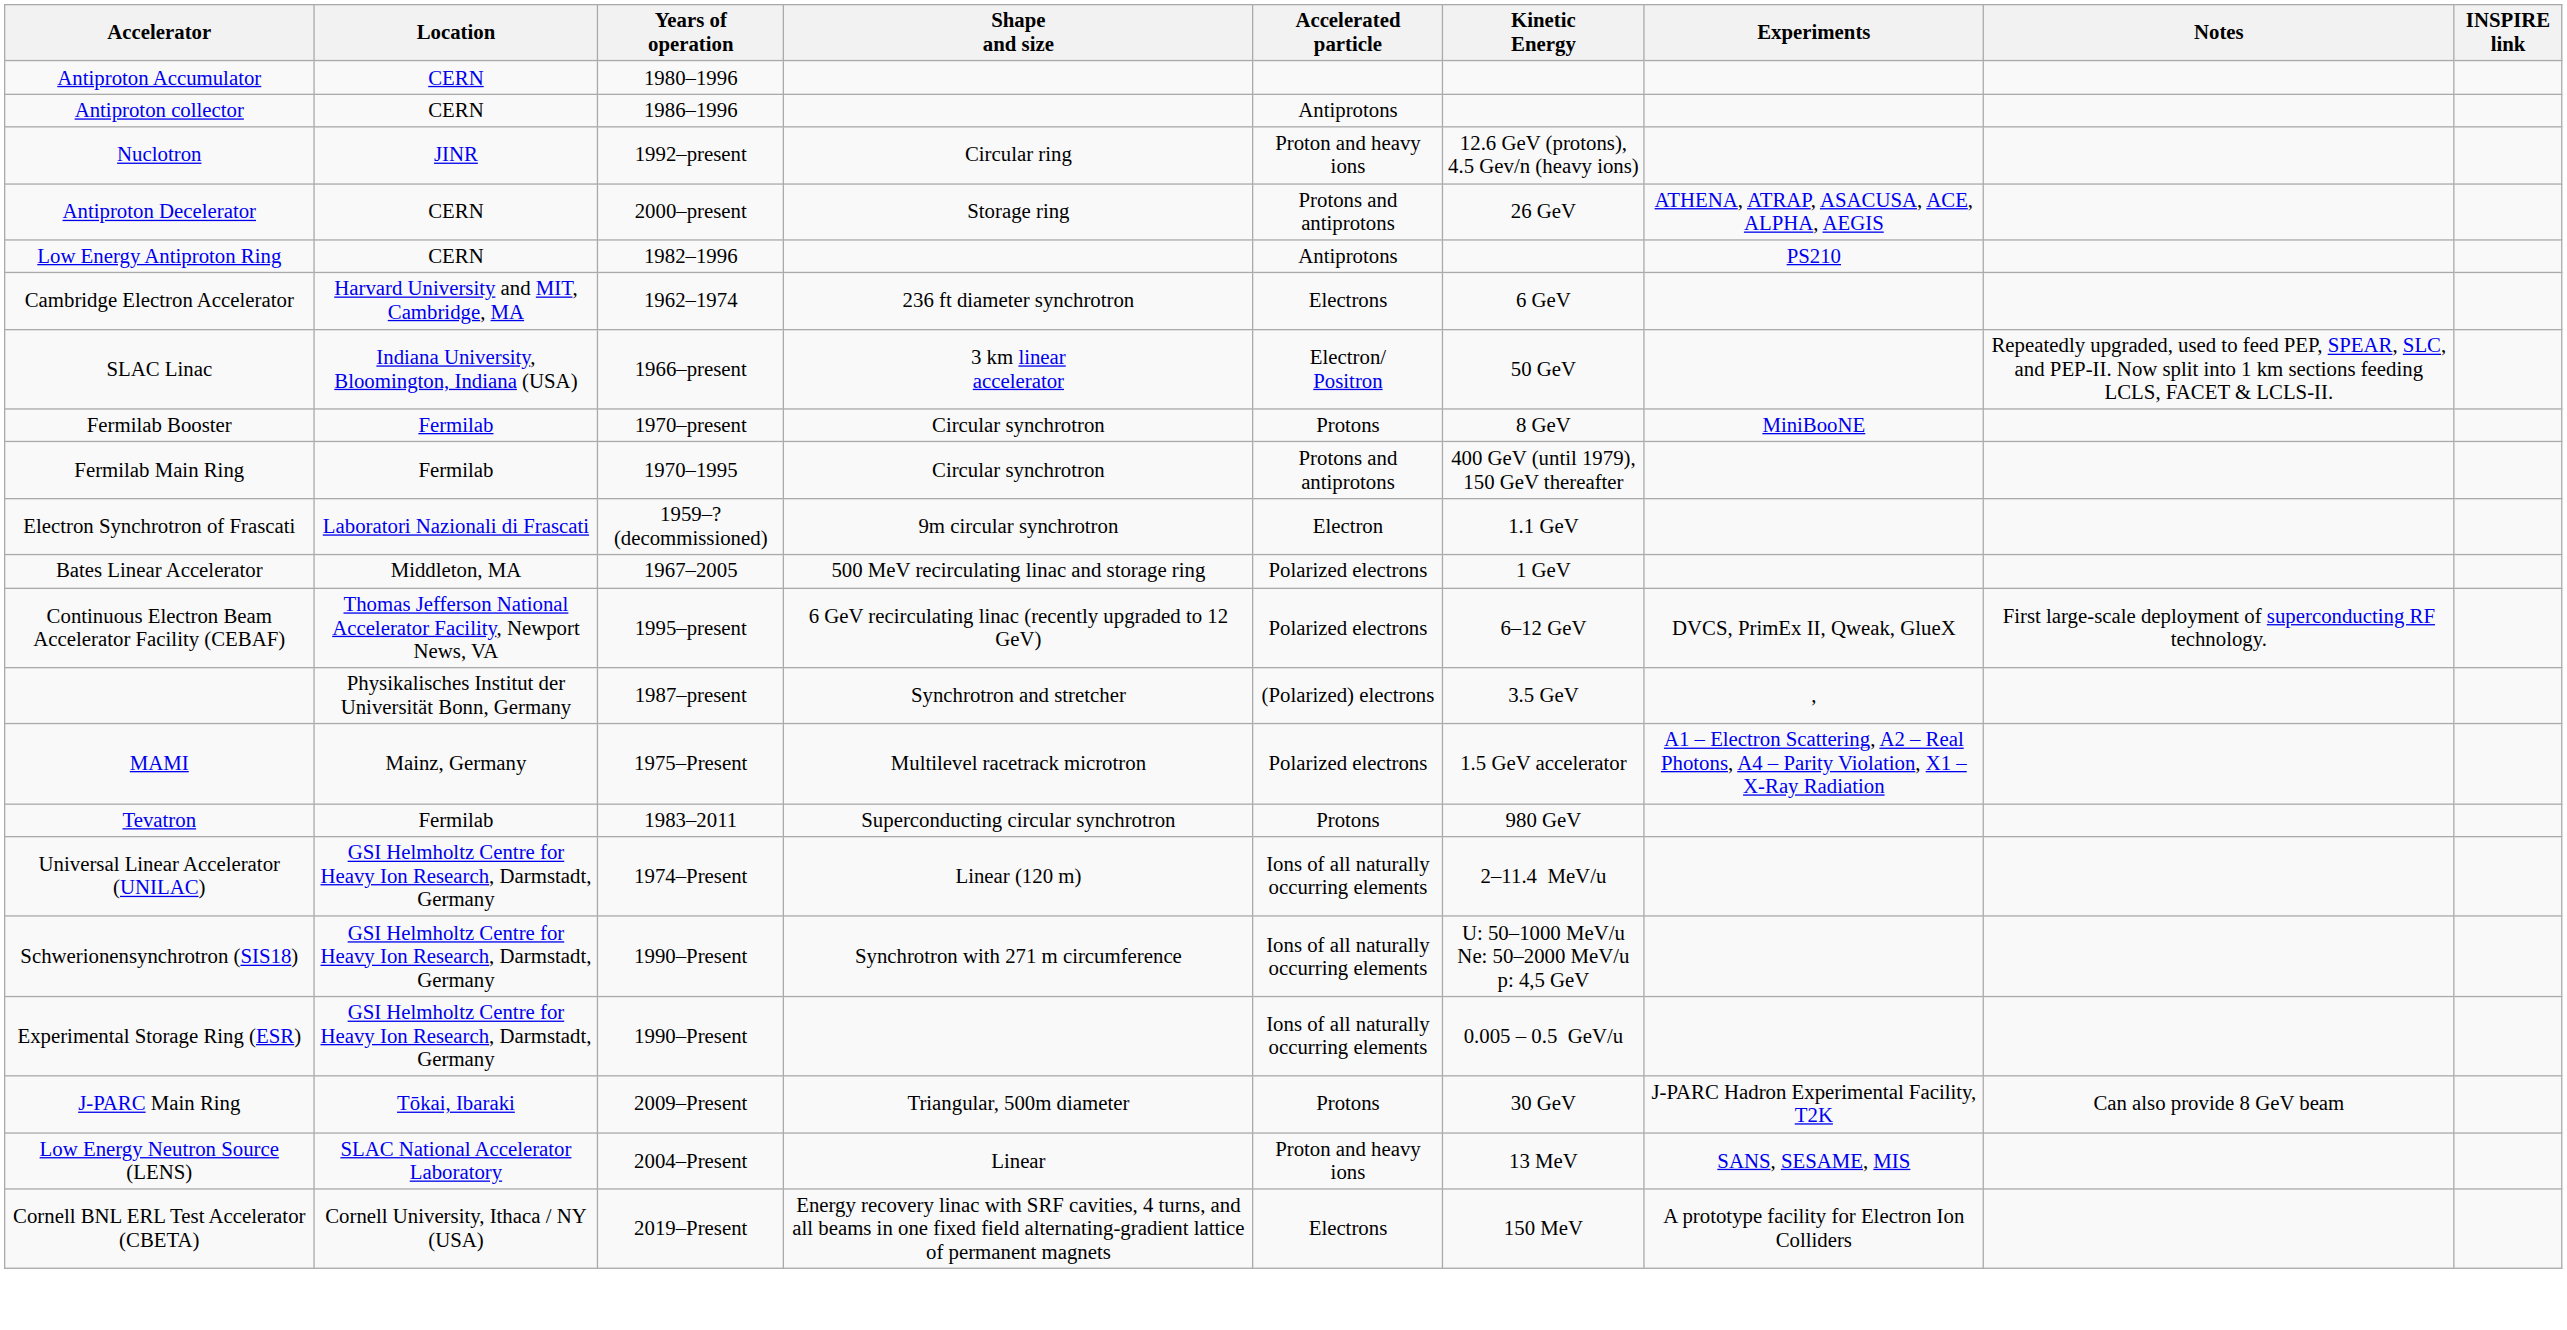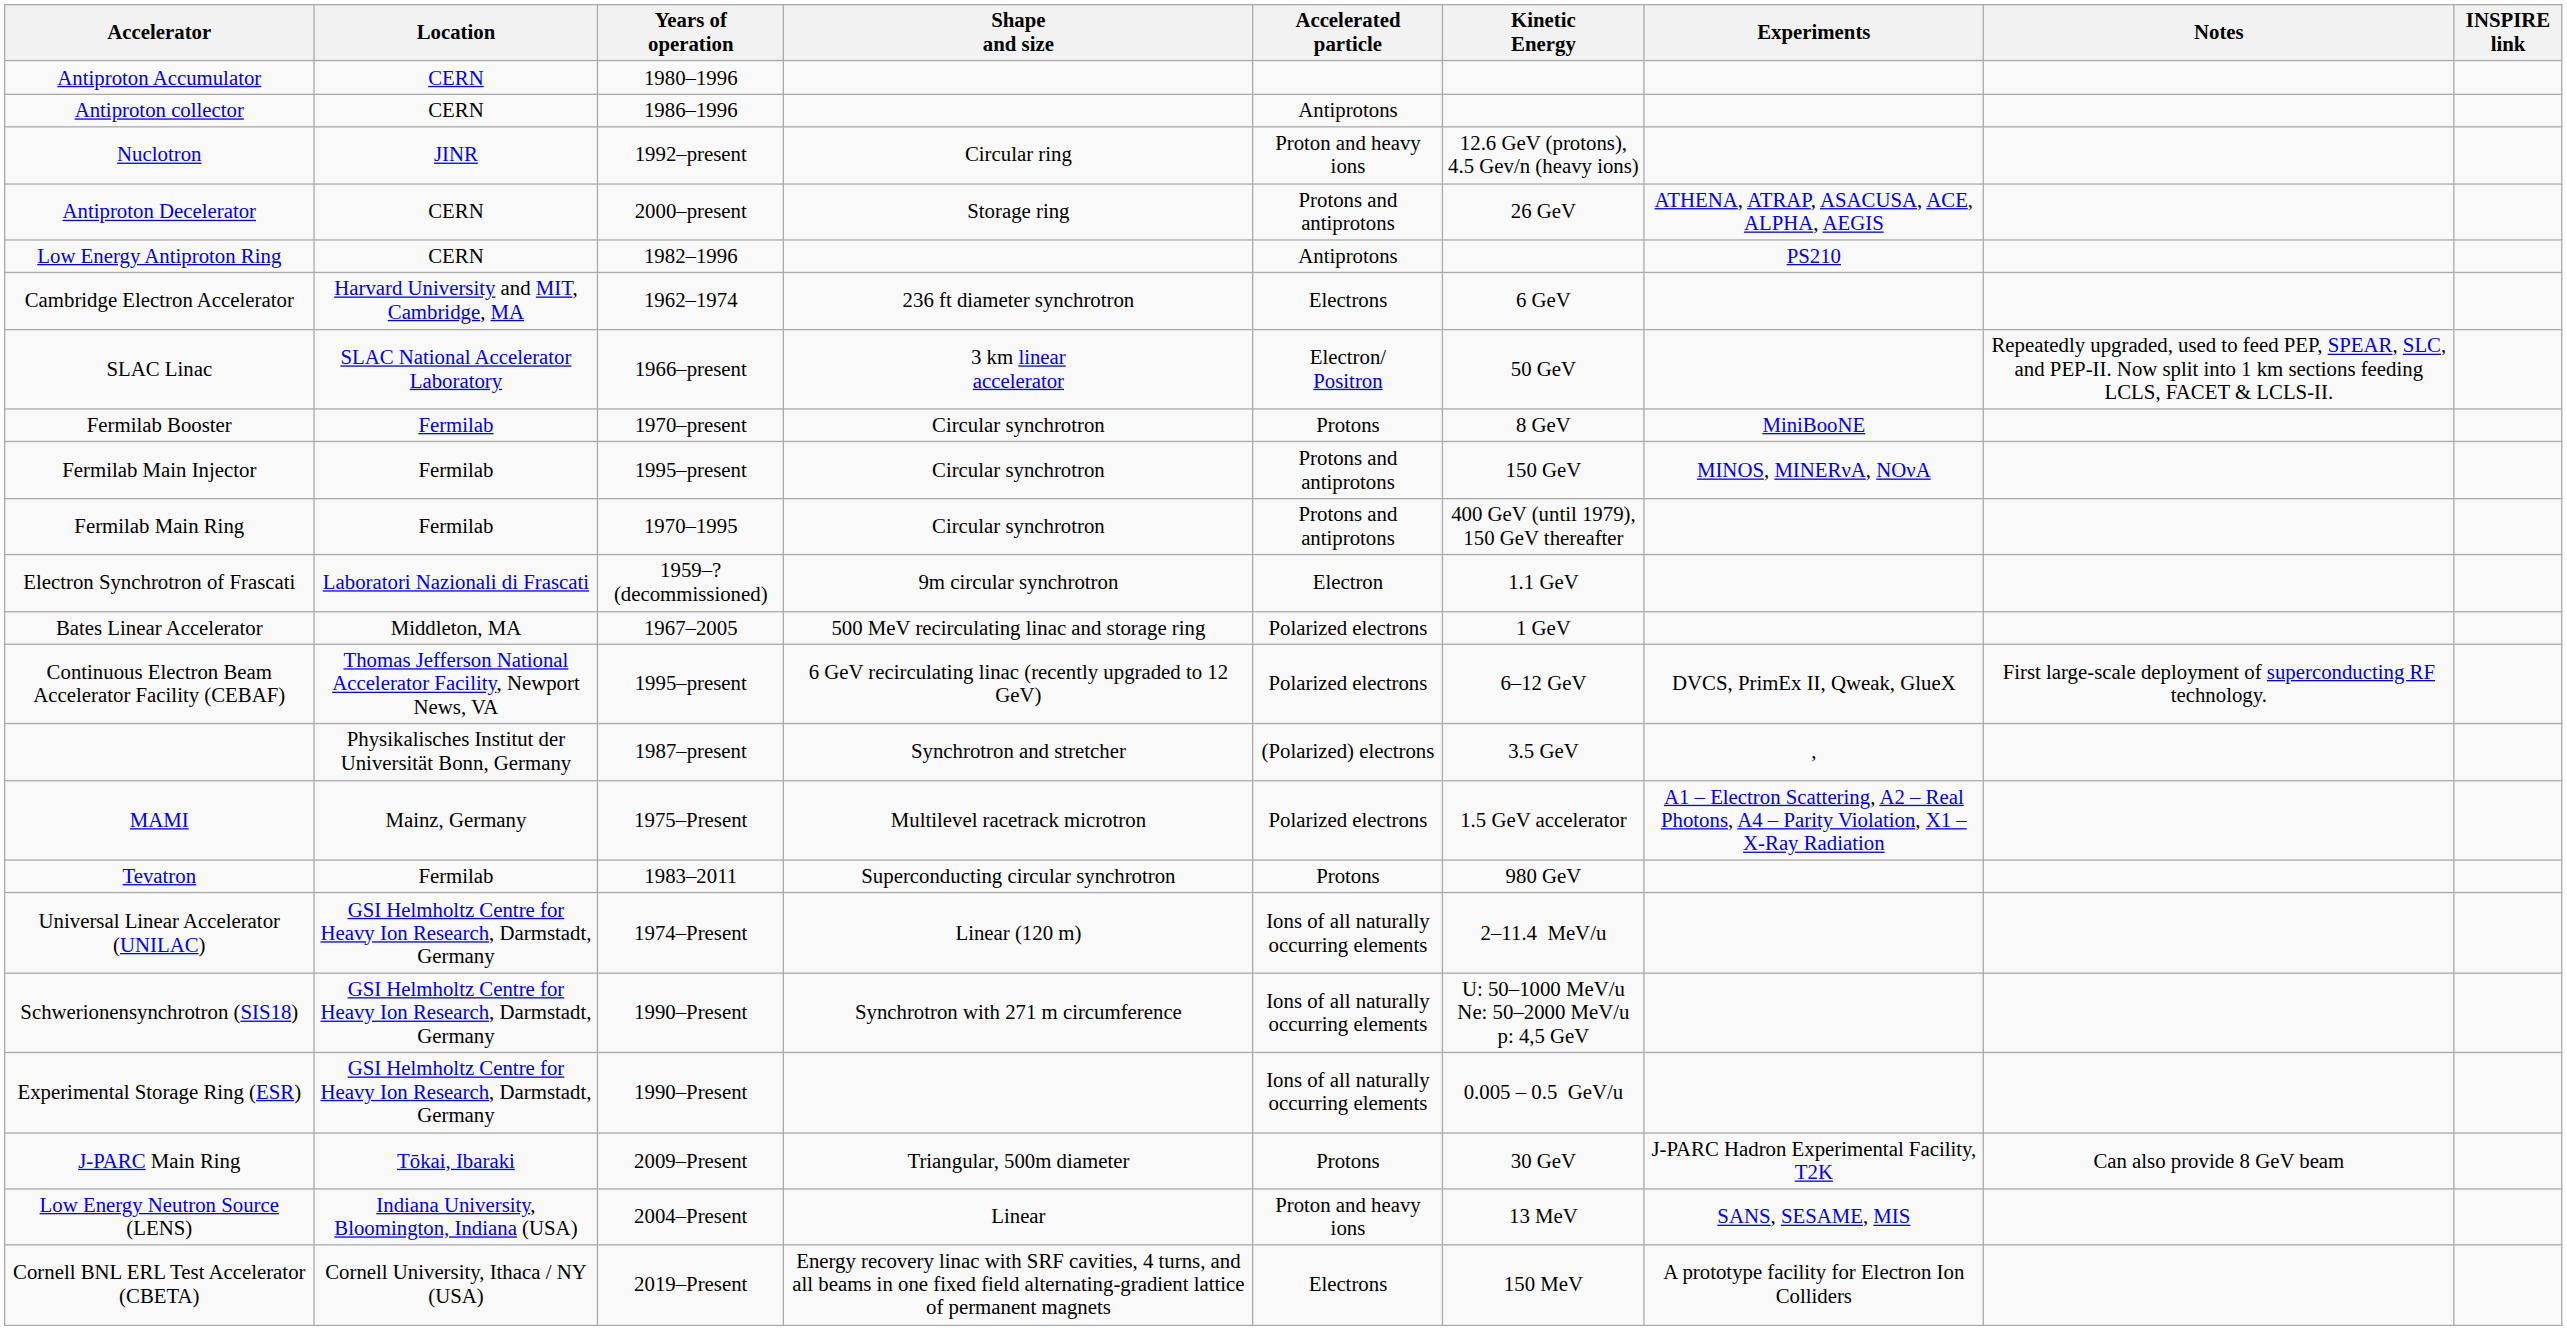(456, 368) Indiana University, Bloomington, Indiana (USA) -> (456, 368) SLAC National Accelerator Laboratory
+ row: (159, 469)
(456, 1160) SLAC National Accelerator Laboratory -> (456, 1216) Indiana University, Bloomington, Indiana (USA)
